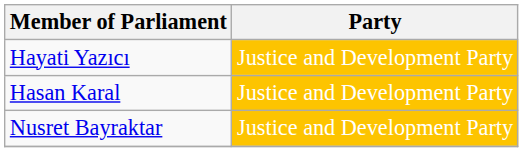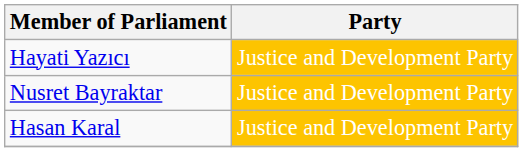rows swapped: (65, 92) <-> (86, 127)
